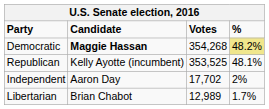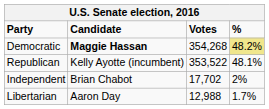(208, 63) 353,525 -> (208, 63) 353,522
(95, 79) Aaron Day -> (101, 79) Brian Chabot
(101, 96) Brian Chabot -> (95, 96) Aaron Day
(205, 96) 12,989 -> (205, 96) 12,988
